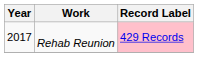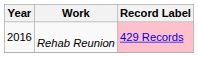(19, 37) 2017 -> (19, 37) 2016
